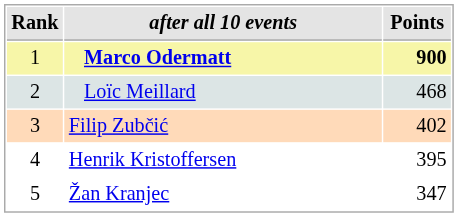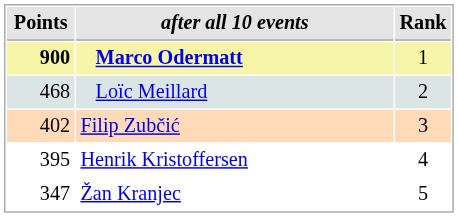columns swapped: (35, 22) <-> (417, 22)
